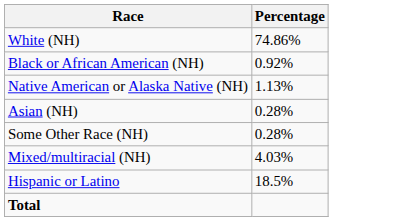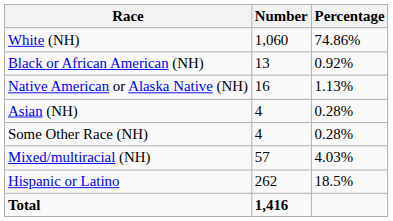+ column: (281, 16)
